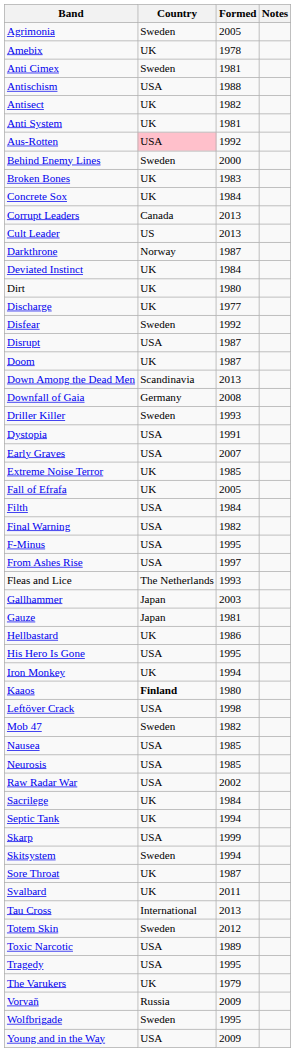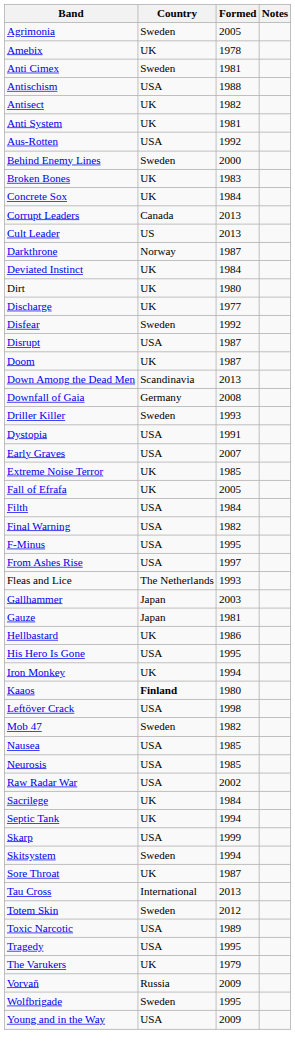(151, 141) pink background -> (151, 141) no background
- row: (27, 892)
